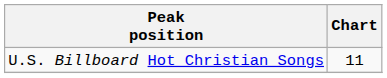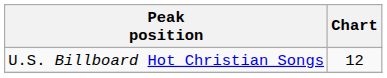(355, 60) 11 -> (355, 60) 12
